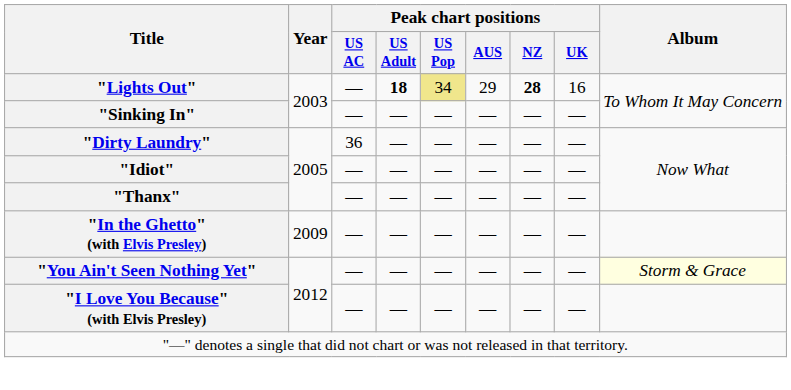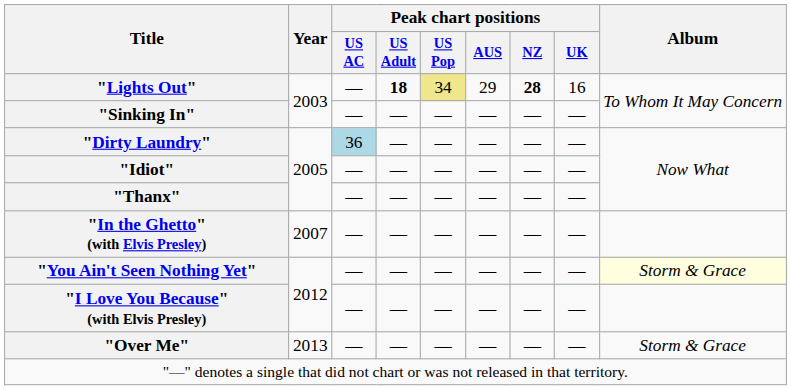(354, 141) no background -> (354, 141) lightblue background
(310, 233) 2009 -> (310, 233) 2007
+ row: (147, 345)
